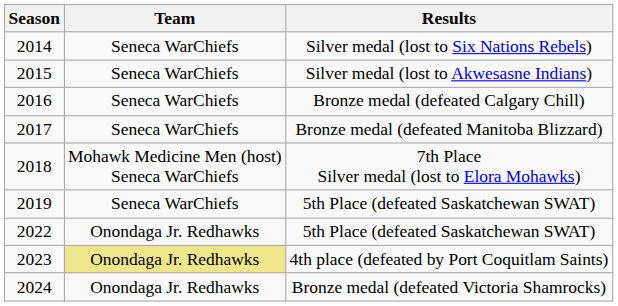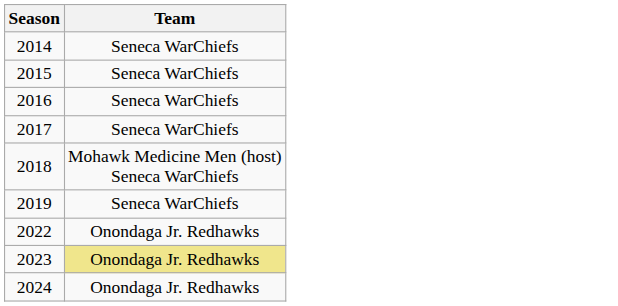- column: (449, 18)
